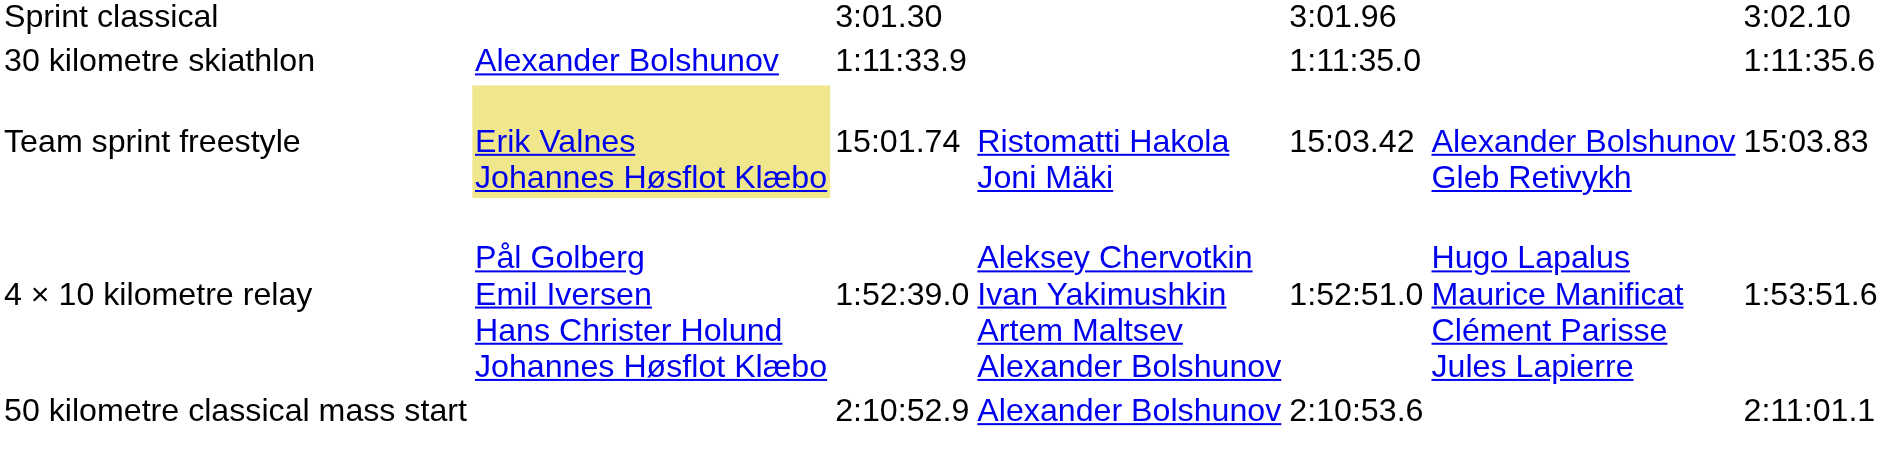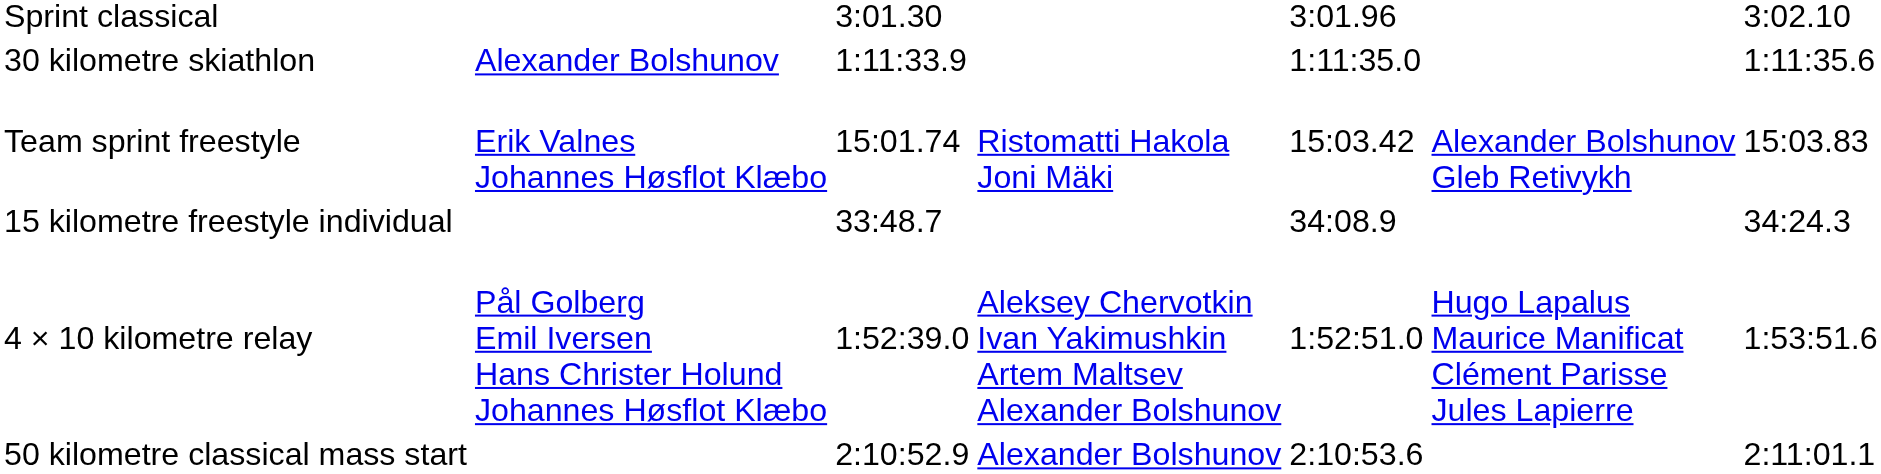(651, 159) khaki background -> (651, 159) no background
+ row: (228, 221)
